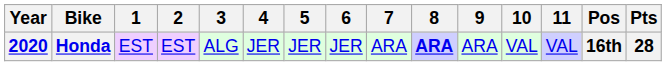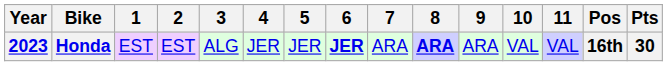(28, 46) 2020 -> (28, 46) 2023
(346, 46) normal -> (347, 46) bold
(644, 46) 28 -> (645, 46) 30
